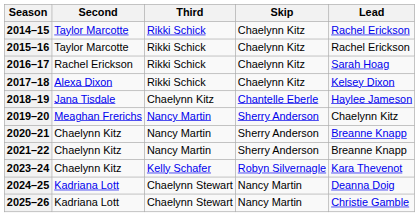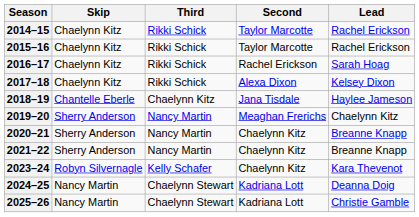columns swapped: (282, 13) <-> (98, 13)
